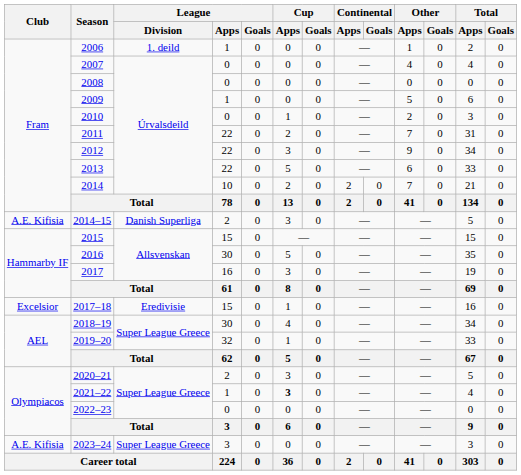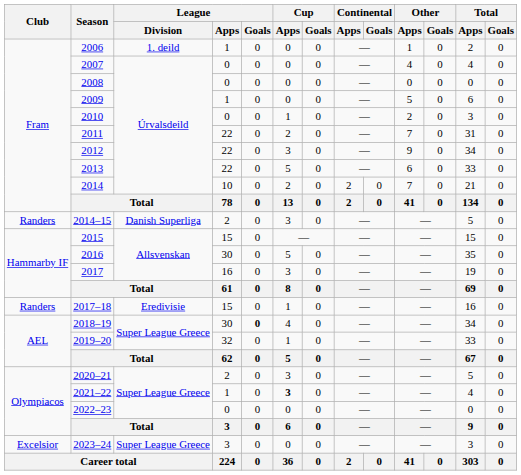(38, 220) A.E. Kifisia -> (38, 220) Randers
(38, 306) Excelsior -> (38, 306) Randers
(257, 323) normal -> (257, 323) bold
(38, 444) A.E. Kifisia -> (38, 444) Excelsior
